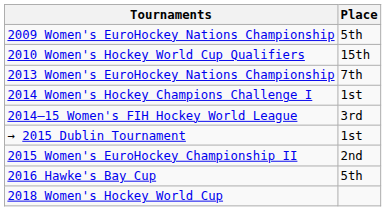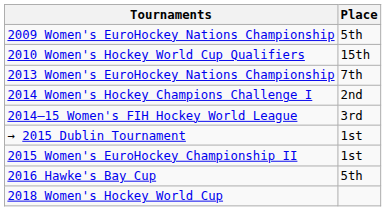(352, 95) 1st -> (352, 95) 2nd
(352, 155) 2nd -> (352, 155) 1st
